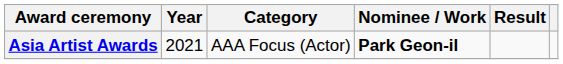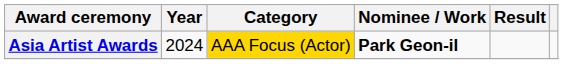(184, 44) 2021 -> (184, 44) 2024
(281, 44) no background -> (281, 44) gold background
